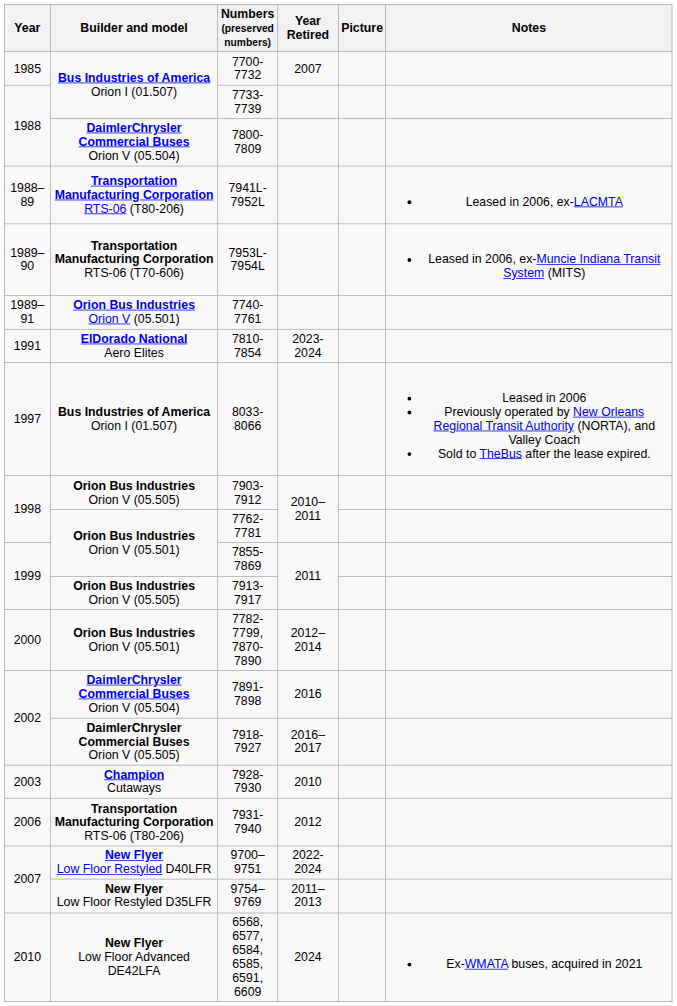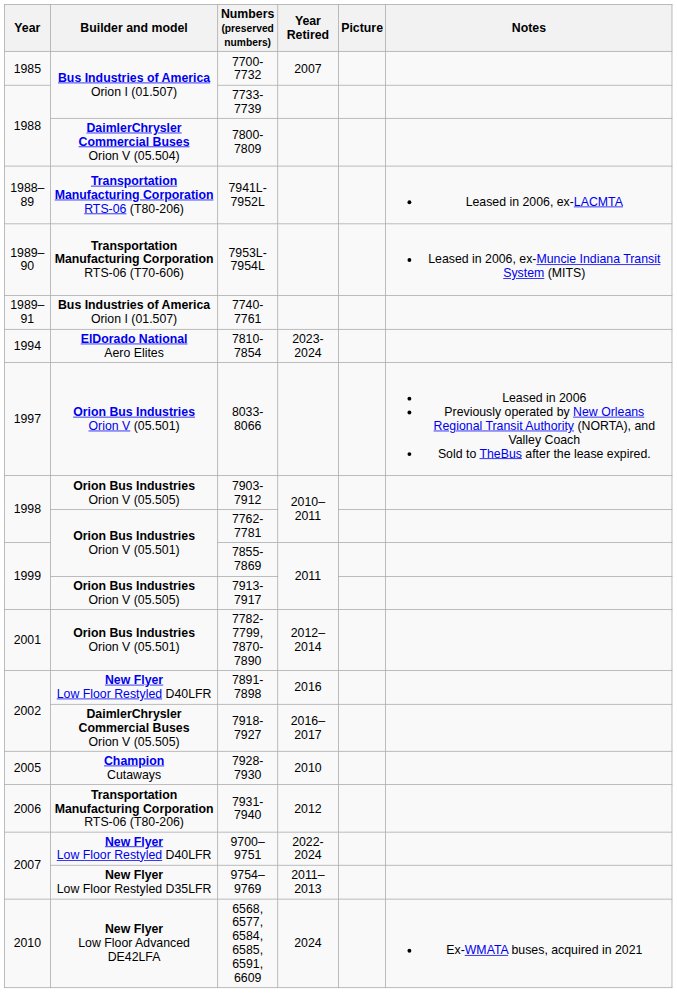(134, 312) Orion Bus Industries Orion V (05.501) -> (134, 312) Bus Industries of America Orion I (01.507)
(27, 345) 1991 -> (27, 345) 1994
(134, 419) Bus Industries of America Orion I (01.507) -> (134, 419) Orion Bus Industries Orion V (05.501)
(27, 640) 2000 -> (27, 640) 2001
(134, 694) DaimlerChrysler Commercial Buses Orion V (05.504) -> (134, 687) New Flyer Low Floor Restyled D40LFR
(27, 781) 2003 -> (27, 768) 2005
